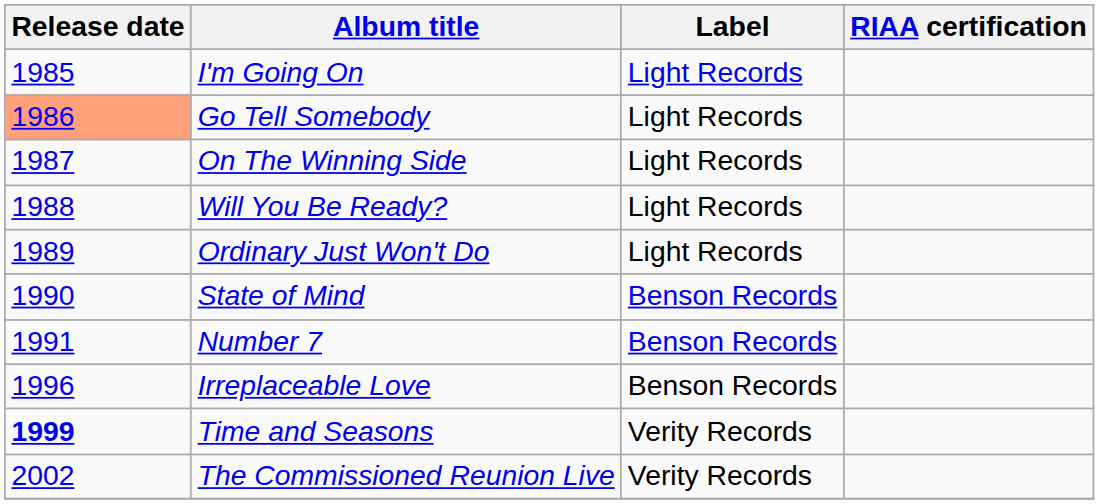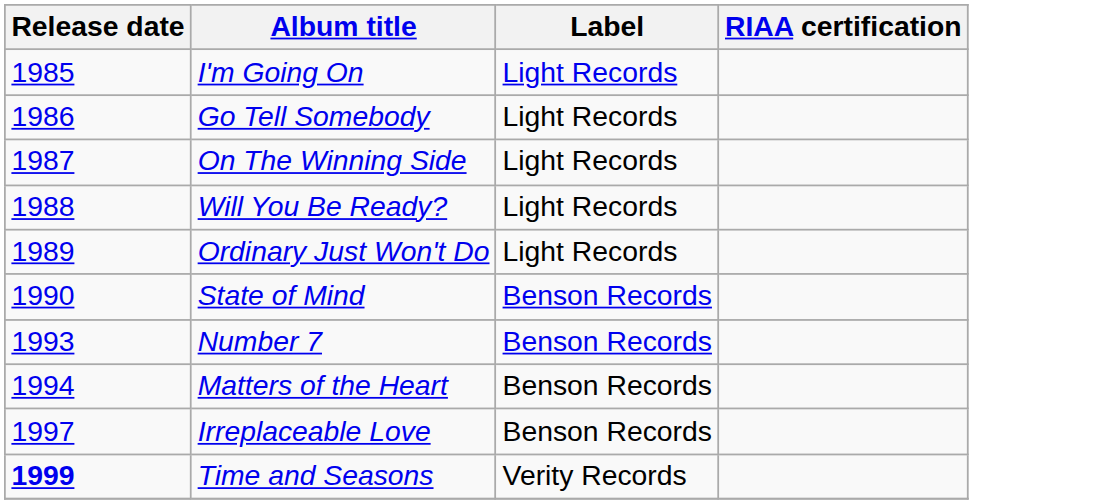(43, 116) lightsalmon background -> (43, 116) no background
(43, 341) 1991 -> (43, 341) 1993
+ row: (323, 386)
(43, 386) 1996 -> (43, 431) 1997
- row: (406, 476)
